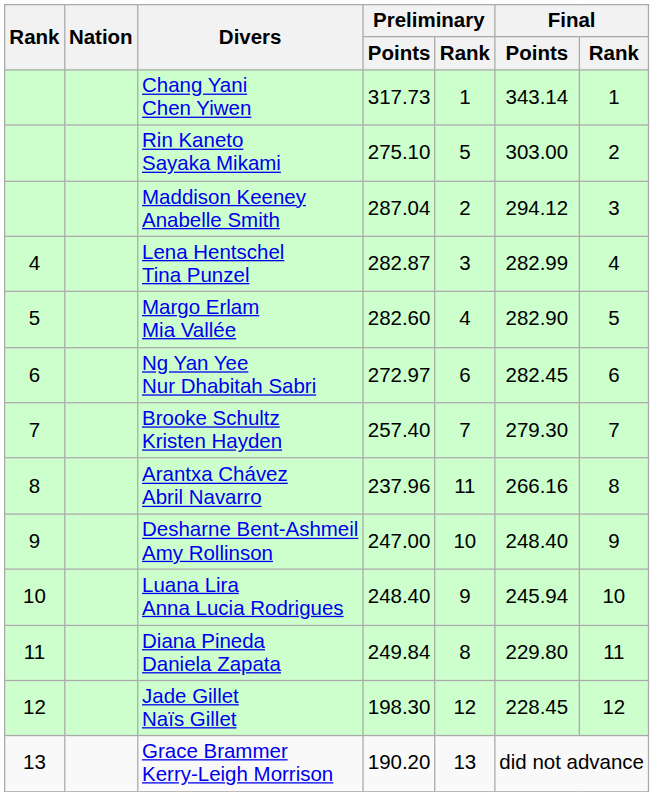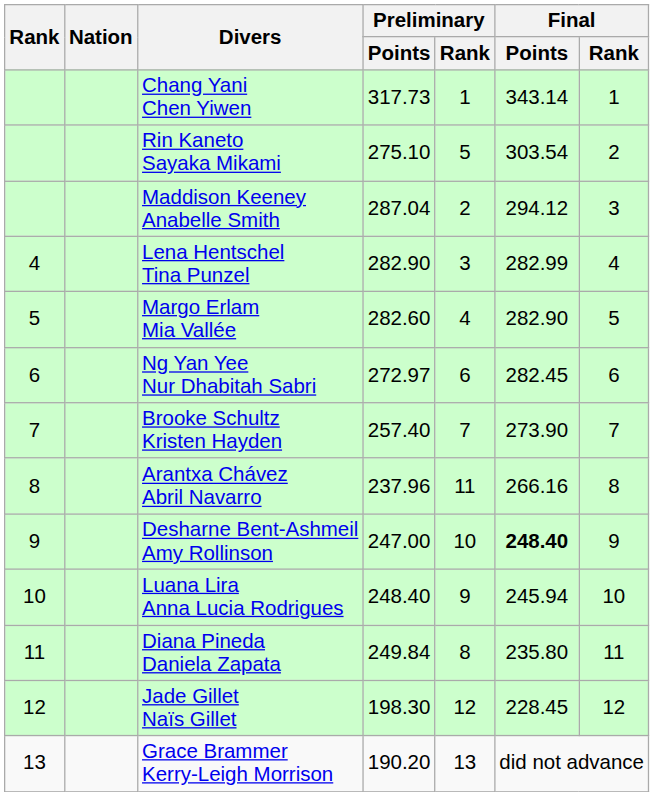(537, 152) 303.00 -> (537, 152) 303.54
(399, 263) 282.87 -> (399, 263) 282.90
(537, 430) 279.30 -> (537, 430) 273.90
(537, 541) normal -> (537, 541) bold
(537, 652) 229.80 -> (537, 652) 235.80
